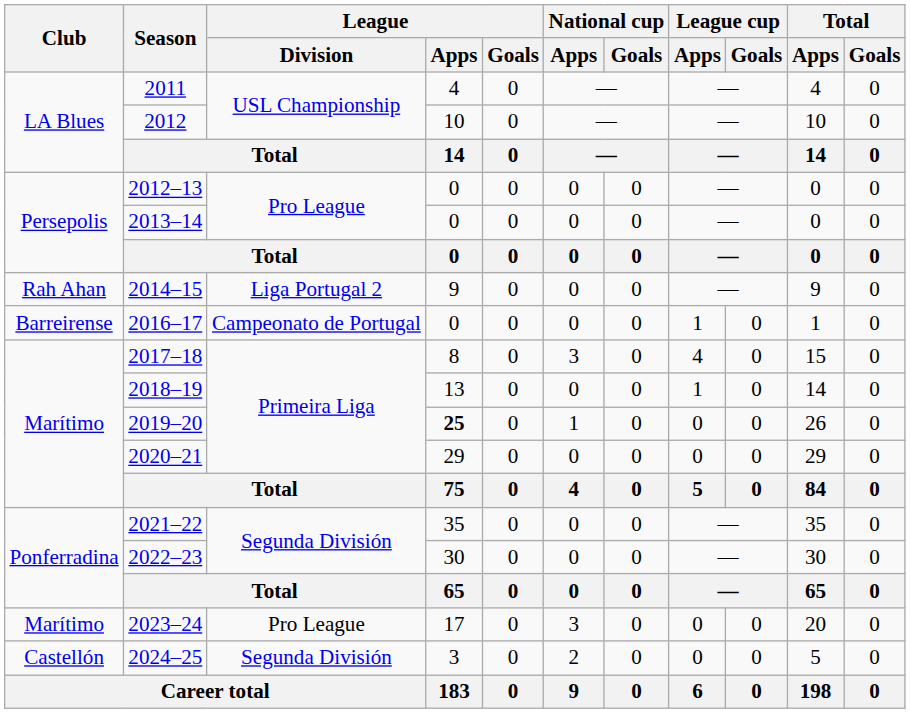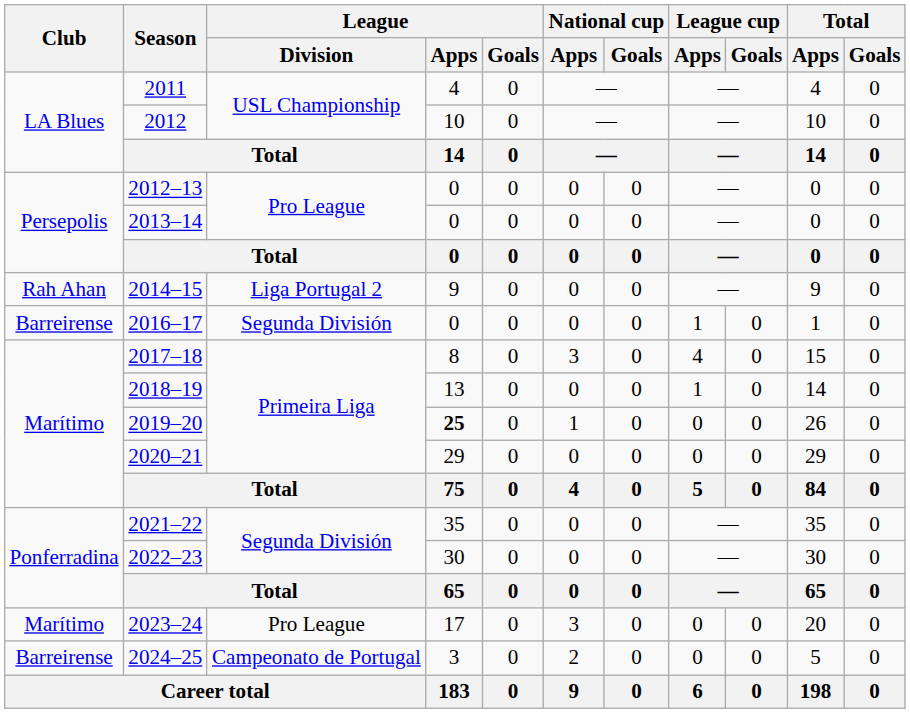(316, 322) Campeonato de Portugal -> (316, 322) Segunda División
(64, 657) Castellón -> (64, 657) Barreirense
(316, 657) Segunda División -> (316, 657) Campeonato de Portugal
